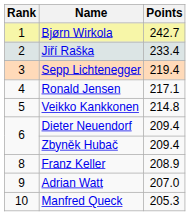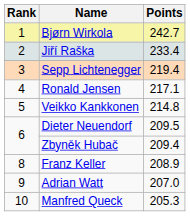(164, 126) 209.4 -> (164, 126) 209.5
